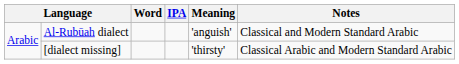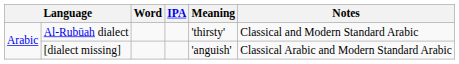(212, 31) 'anguish' -> (208, 31) 'thirsty'
(208, 50) 'thirsty' -> (212, 50) 'anguish'
